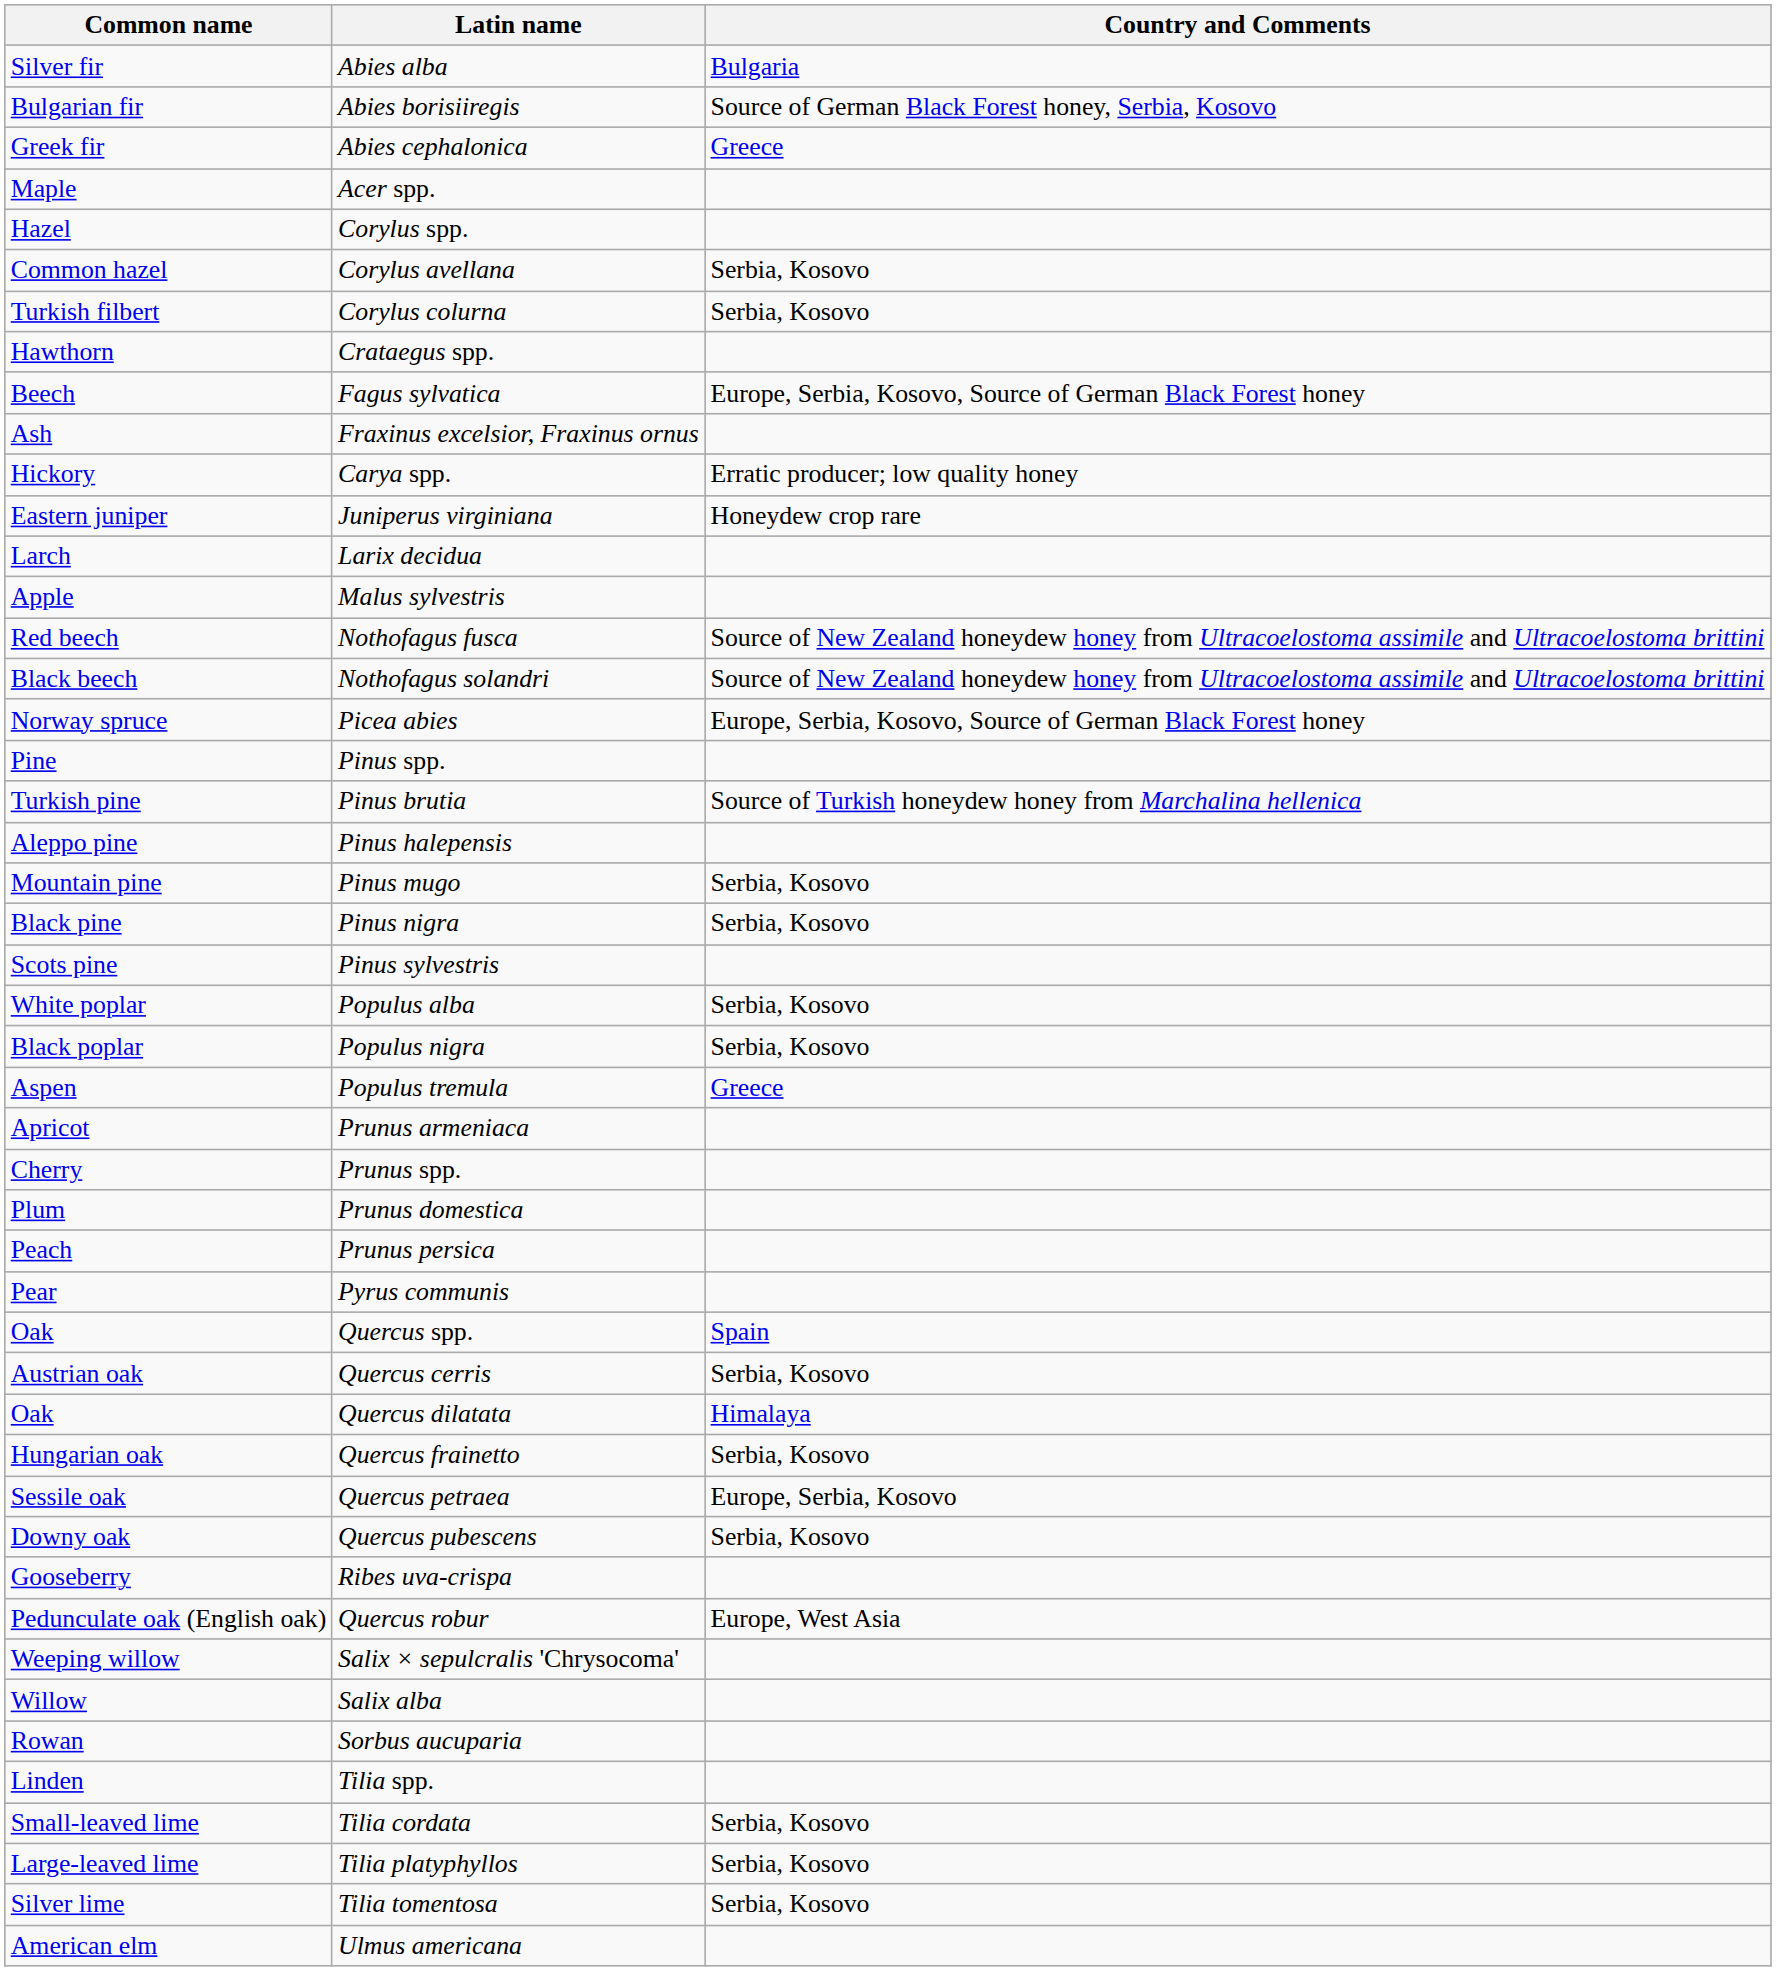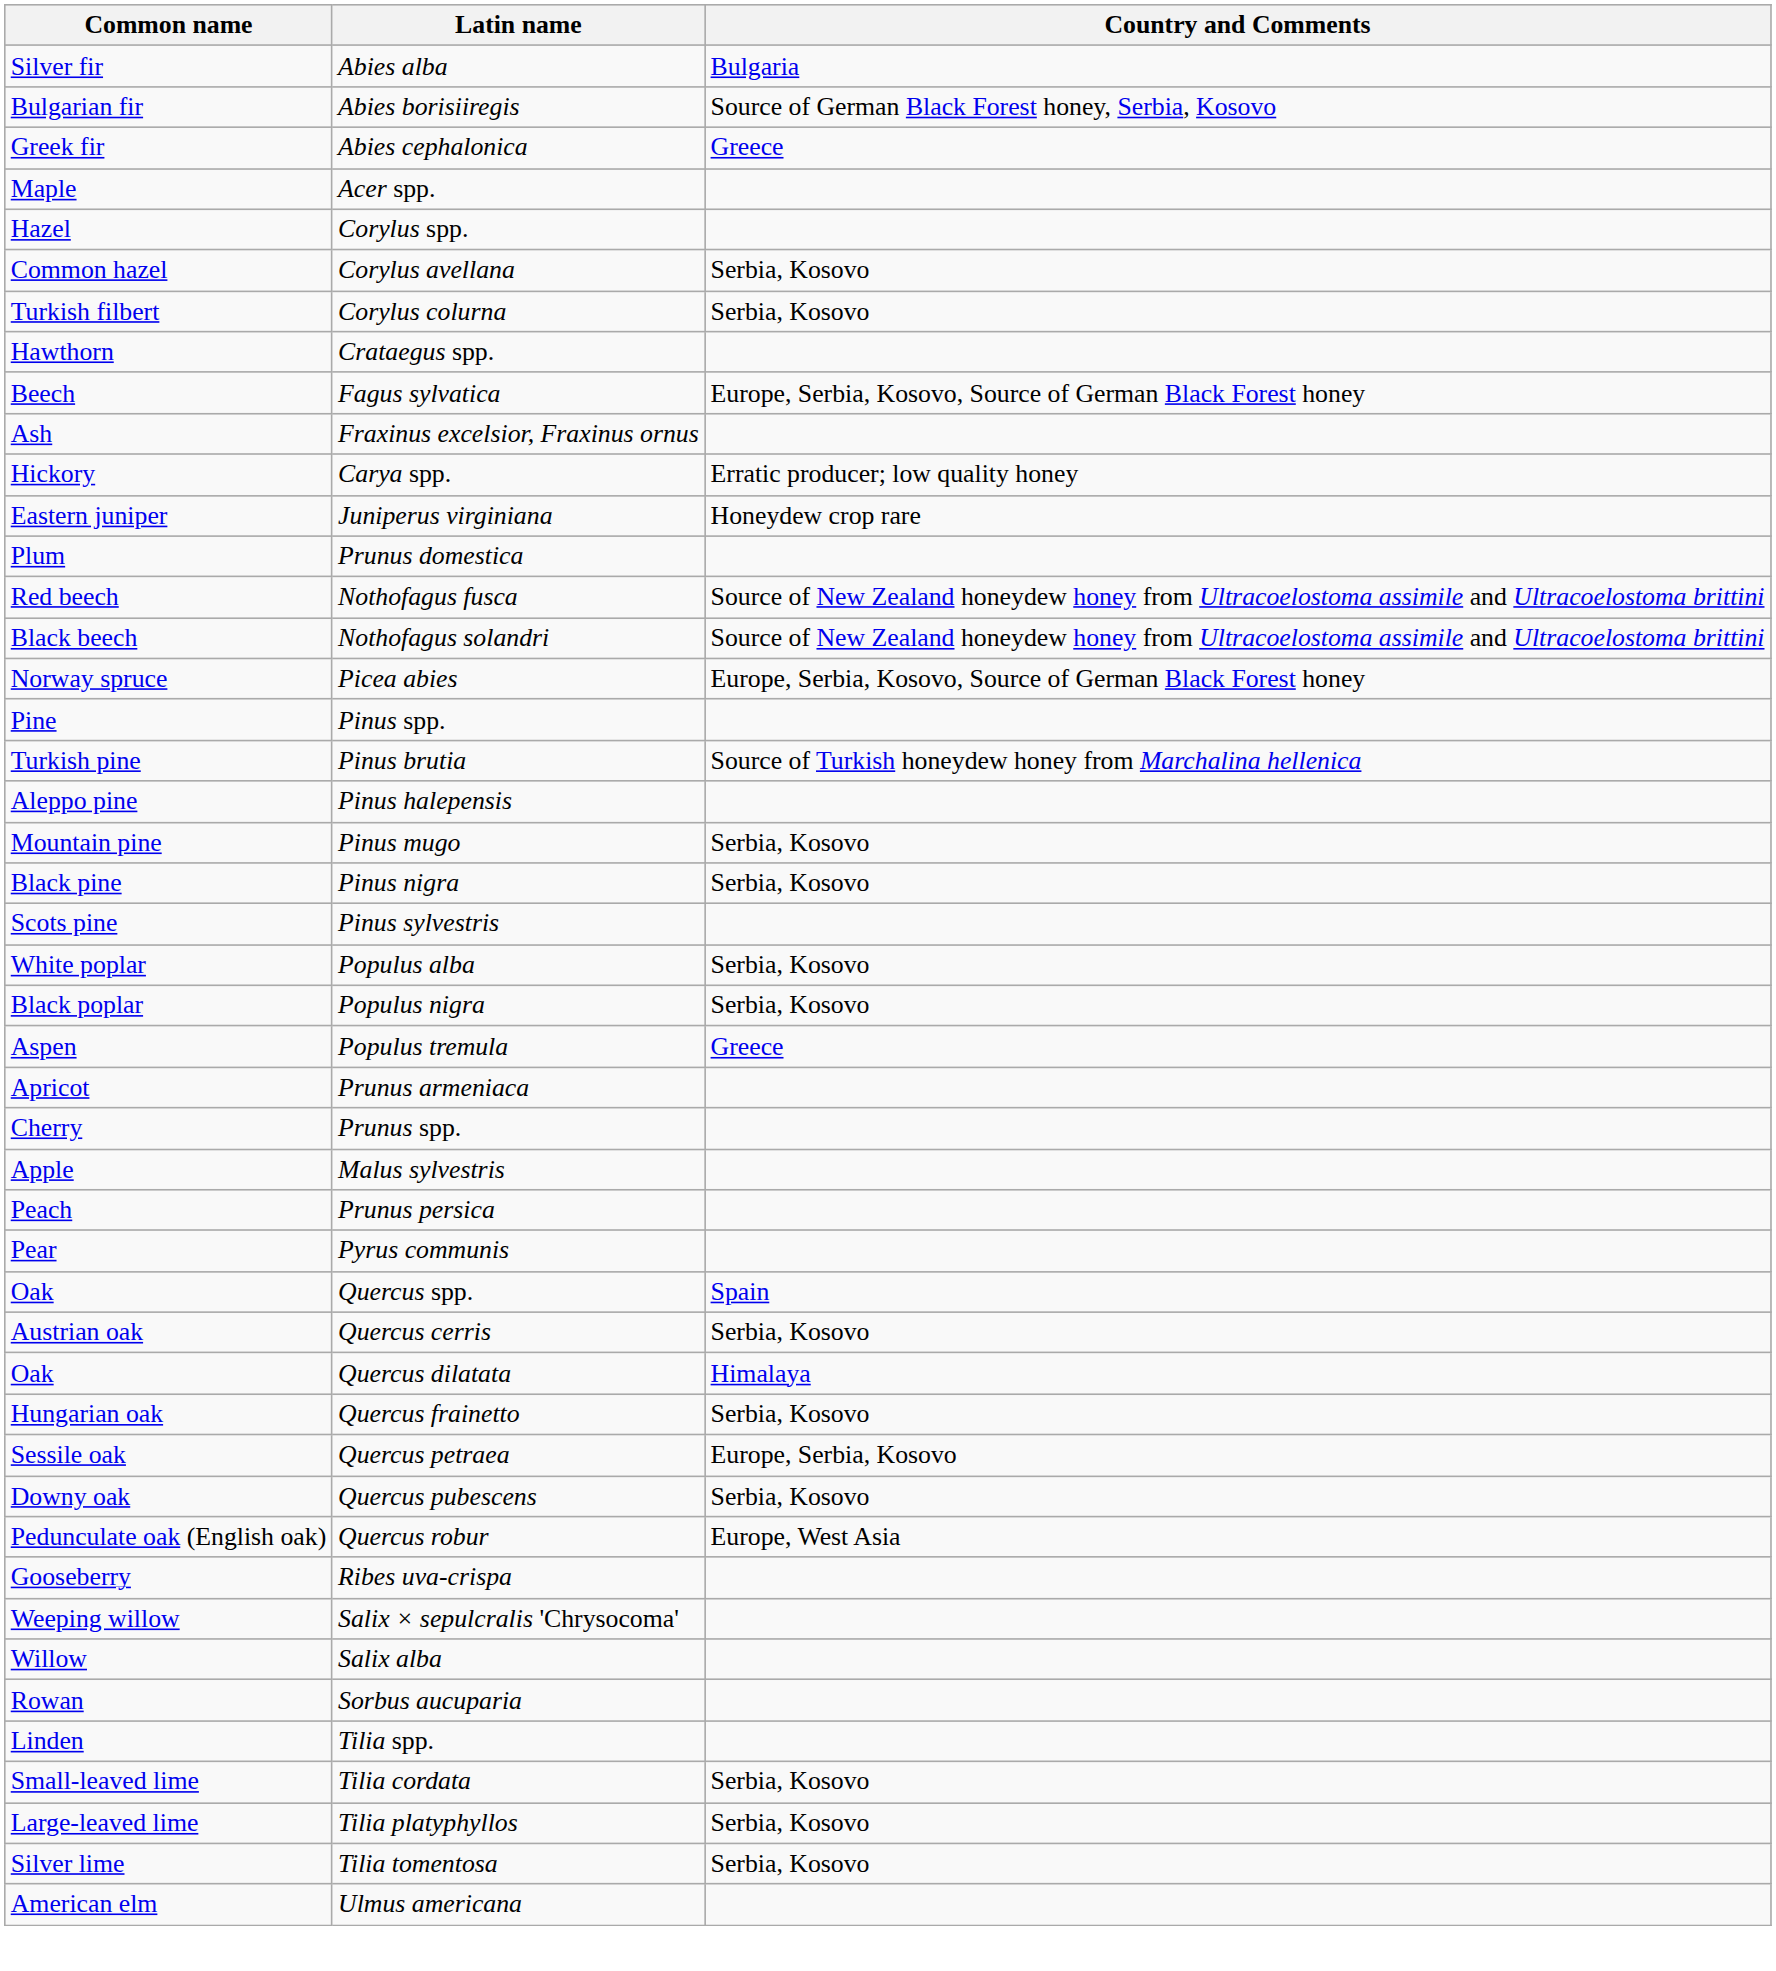- row: (410, 556)
rows swapped: (421, 596) <-> (431, 1209)
rows swapped: (413, 1618) <-> (425, 1577)
